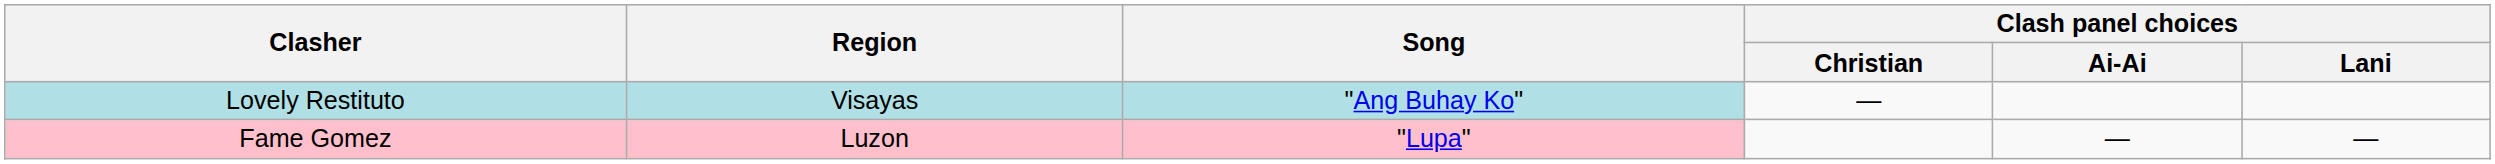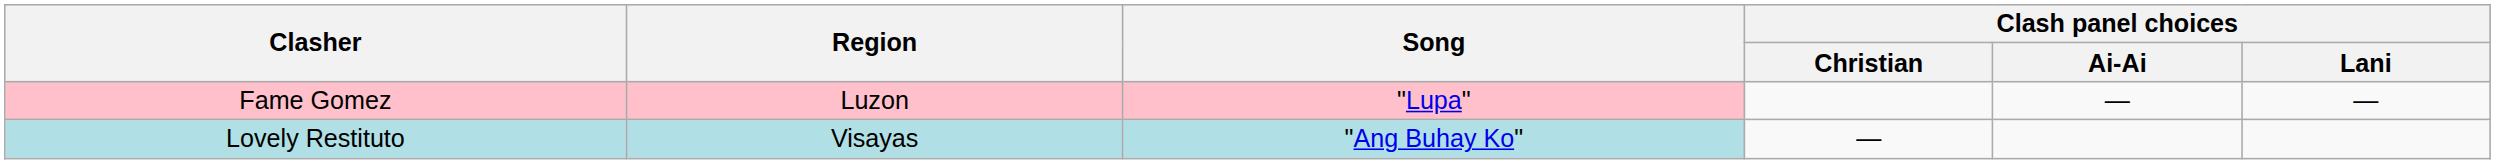rows swapped: (315, 139) <-> (315, 100)
